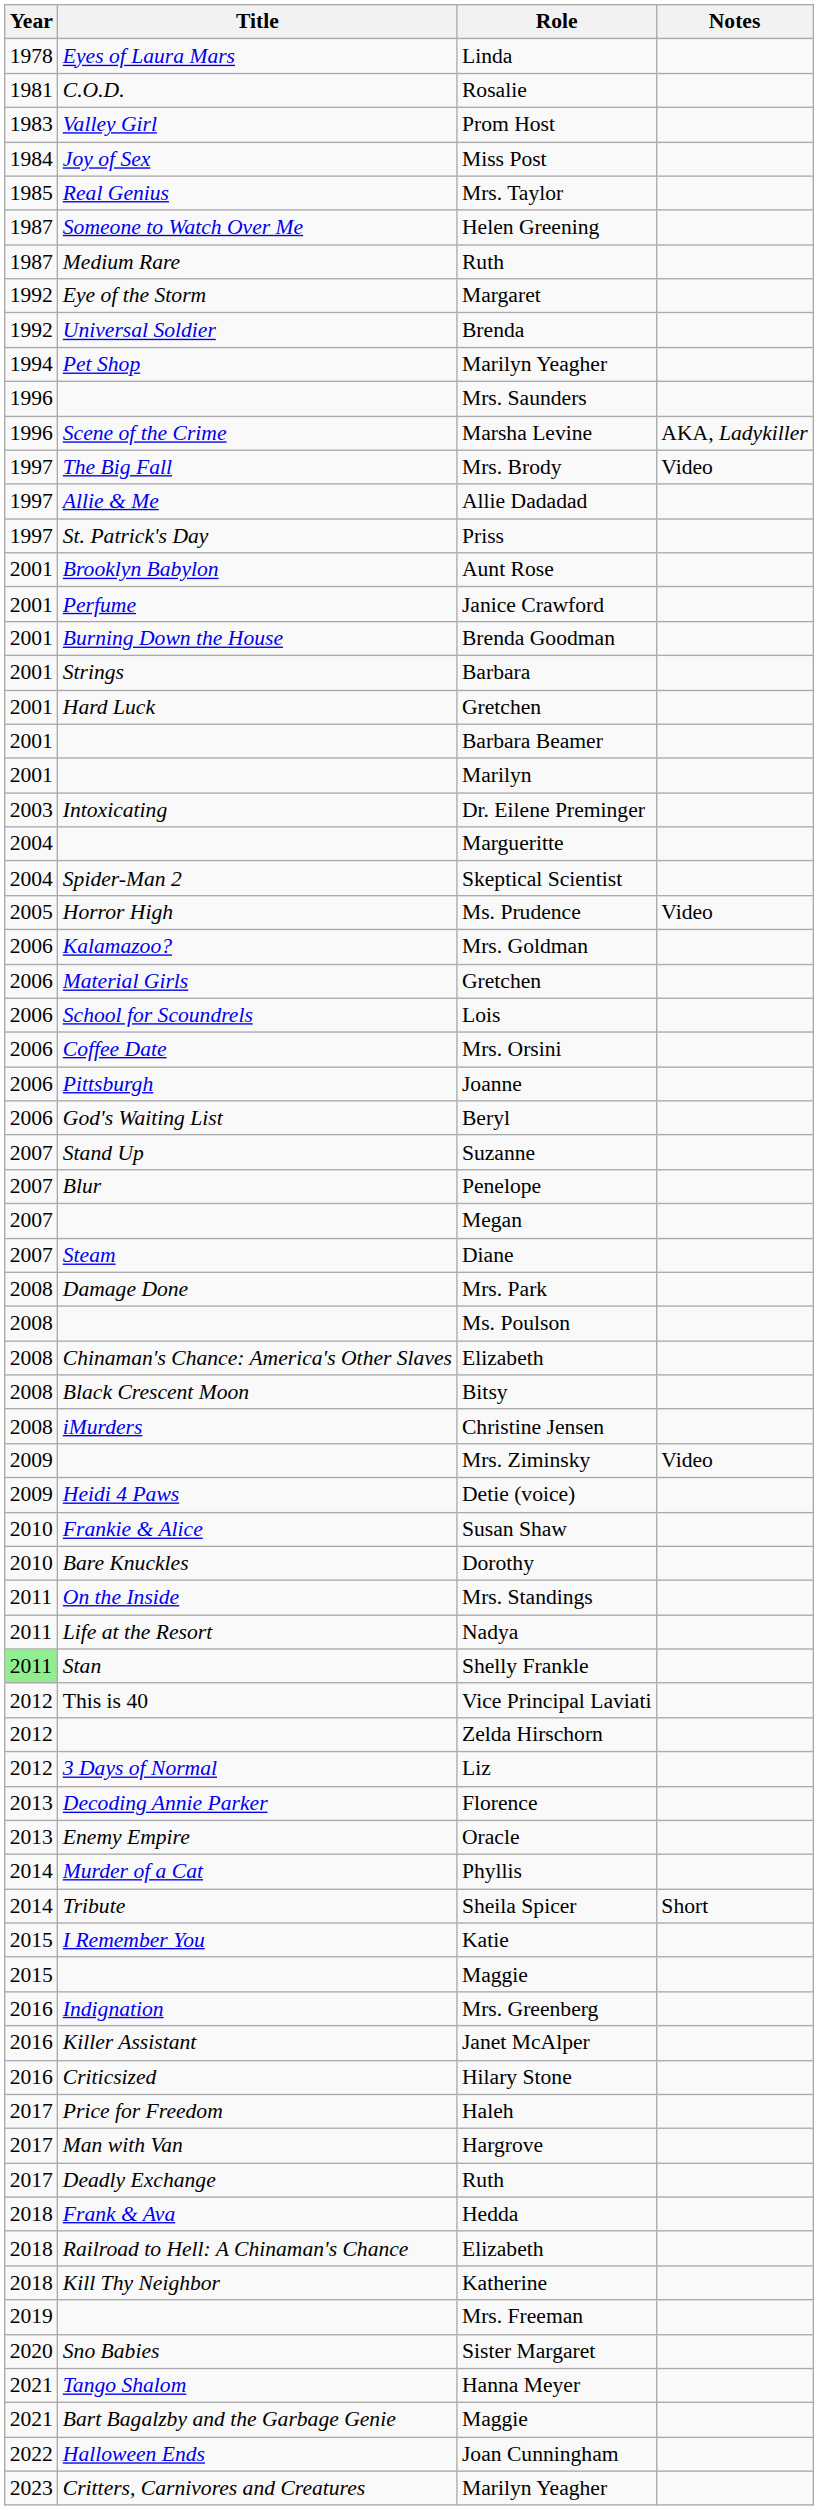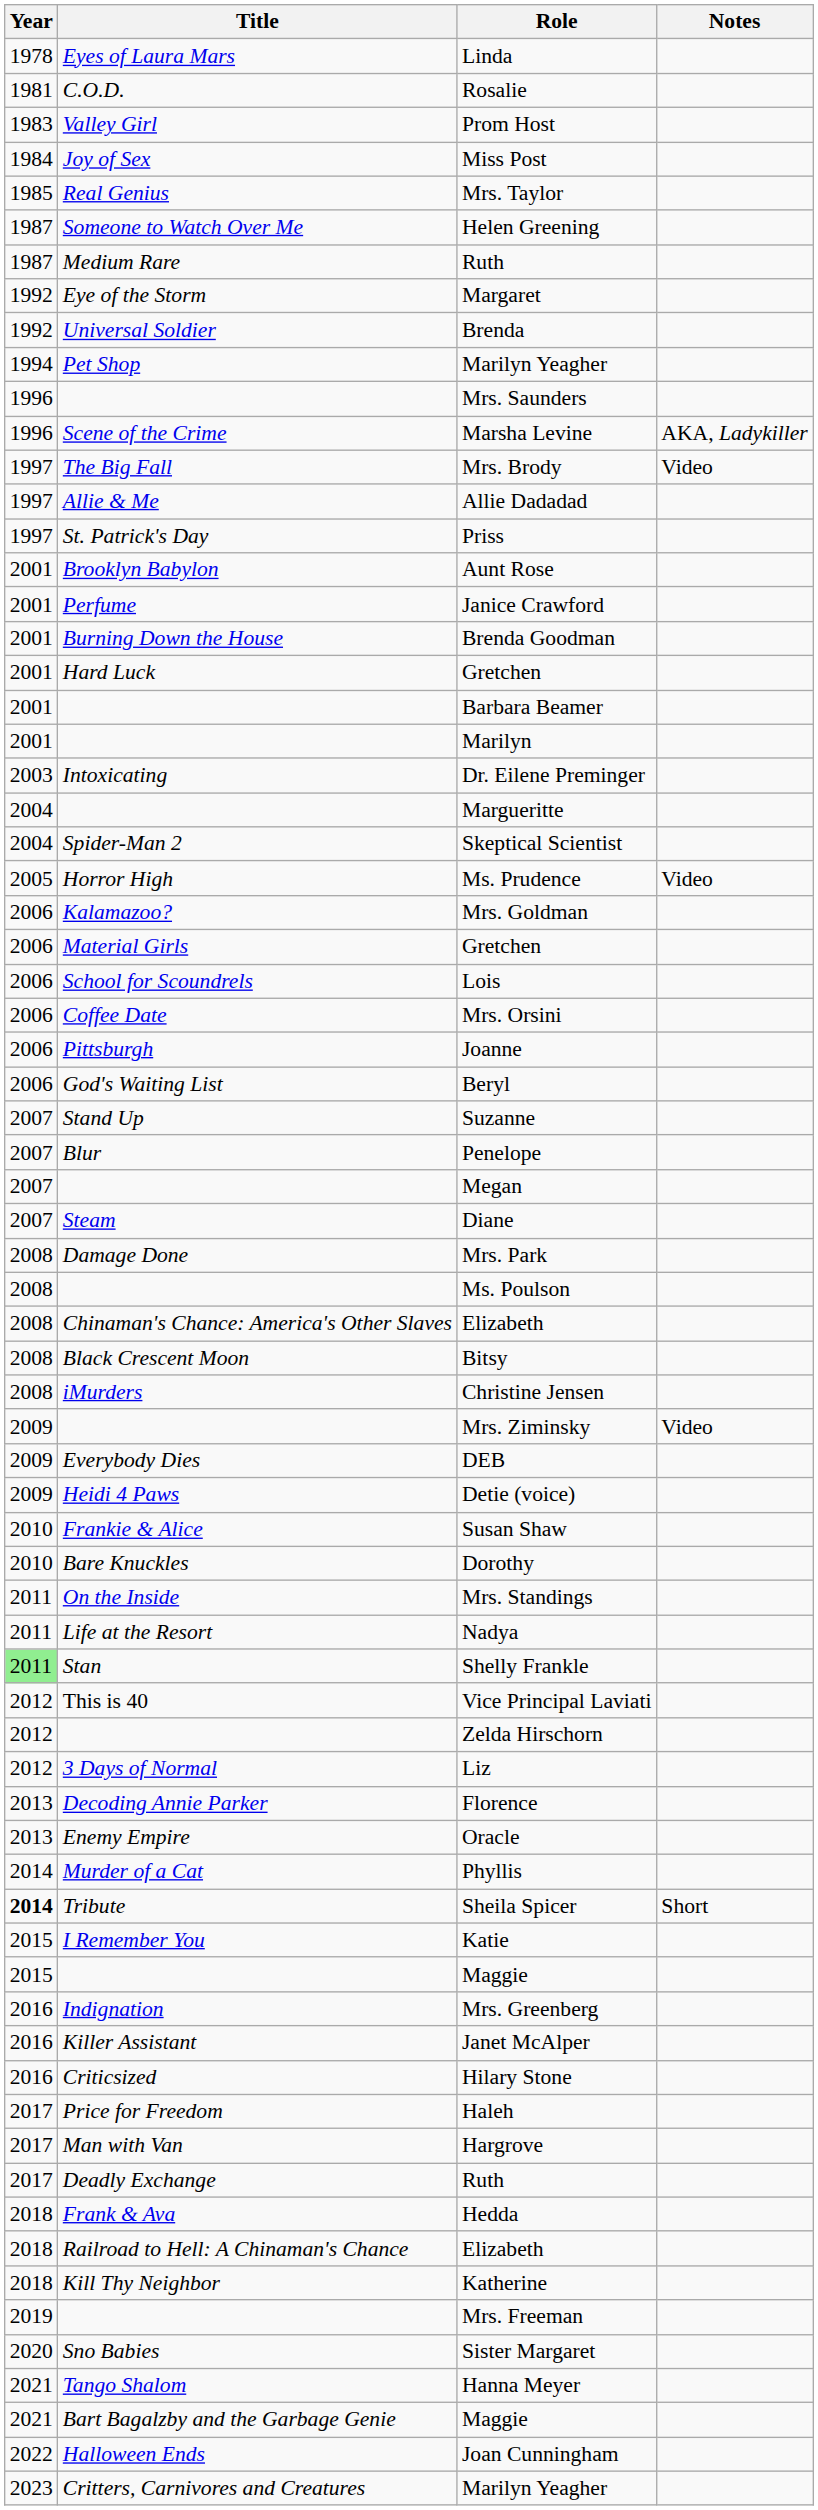- row: (93, 672)
+ row: (131, 1460)
(31, 1905) normal -> (31, 1905) bold
